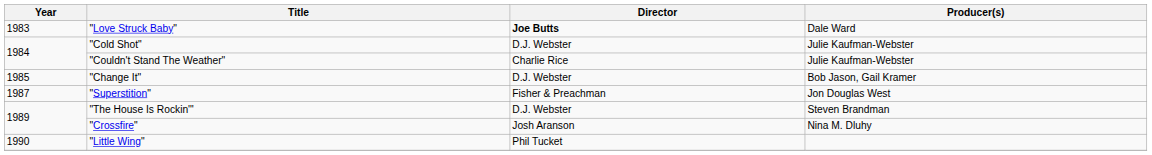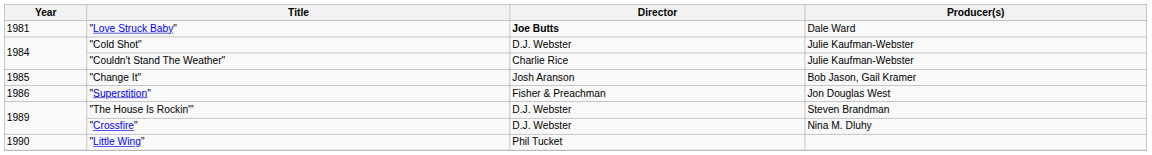(18, 28) 1983 -> (18, 28) 1981
(542, 77) D.J. Webster -> (543, 77) Josh Aranson
(18, 93) 1987 -> (18, 93) 1986
(543, 126) Josh Aranson -> (542, 126) D.J. Webster
